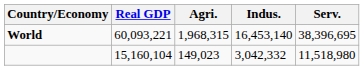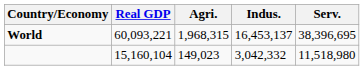(264, 34) 16,453,140 -> (264, 34) 16,453,137
